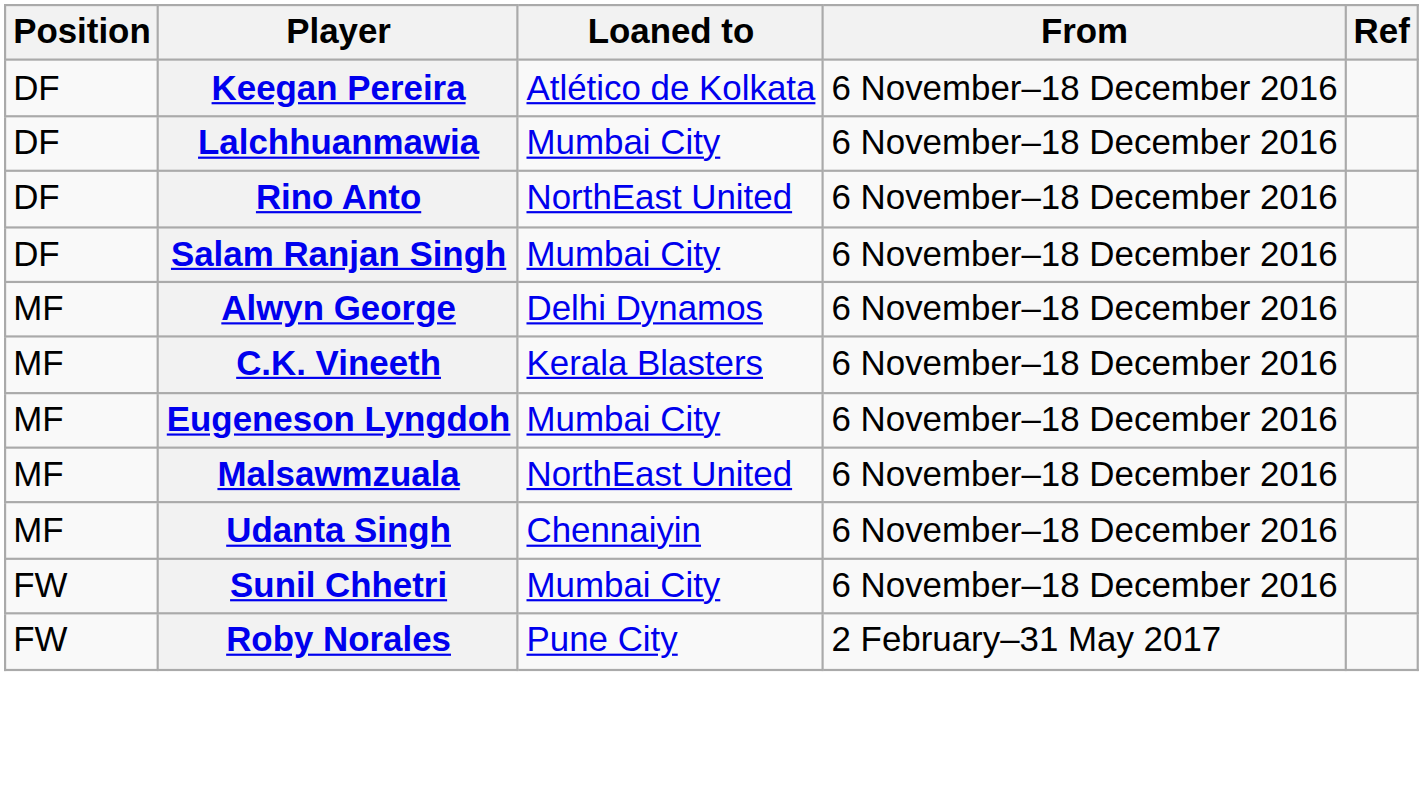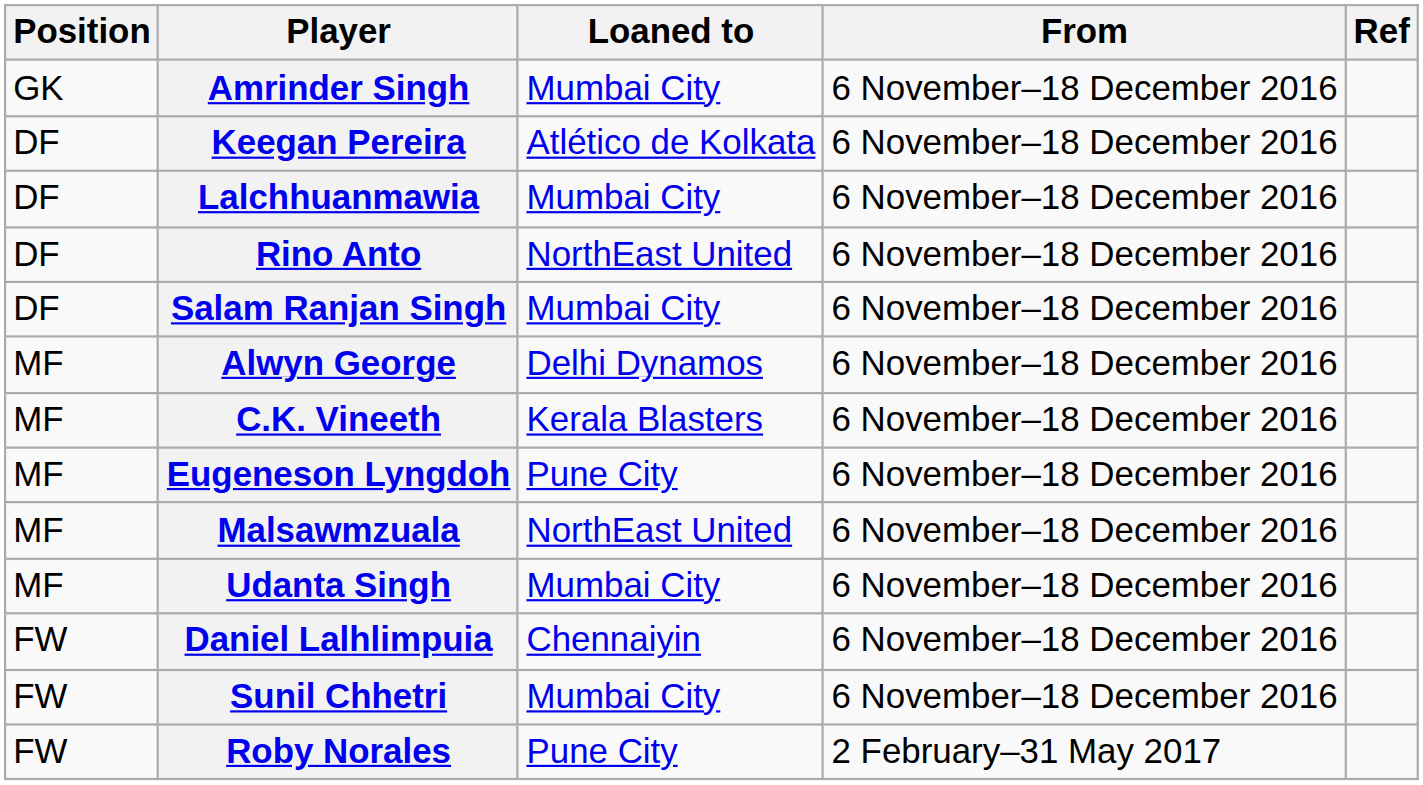+ row: (339, 87)
(623, 419) Mumbai City -> (602, 474) Pune City
(614, 530) Chennaiyin -> (623, 585) Mumbai City
+ row: (339, 640)
